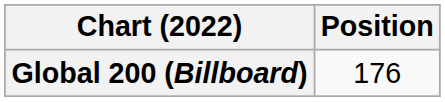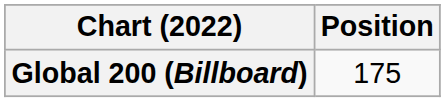(377, 72) 176 -> (377, 72) 175
